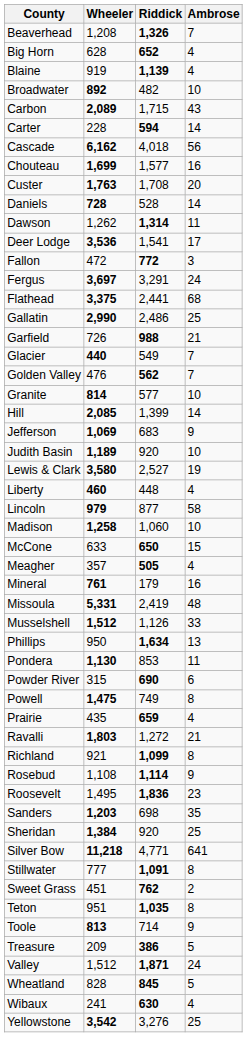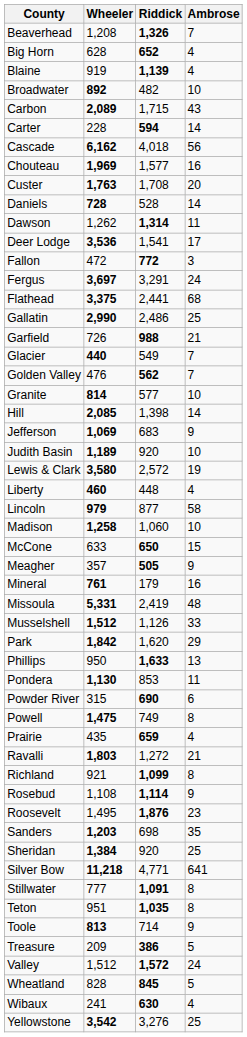(102, 166) 1,699 -> (102, 166) 1,969
(154, 413) 1,399 -> (154, 413) 1,398
(154, 470) 2,527 -> (154, 470) 2,572
(191, 565) 4 -> (191, 565) 9
+ row: (19, 642)
(154, 642) 1,634 -> (154, 661) 1,633
(154, 794) 1,836 -> (154, 813) 1,876
- row: (41, 889)
(154, 965) 1,871 -> (154, 965) 1,572
